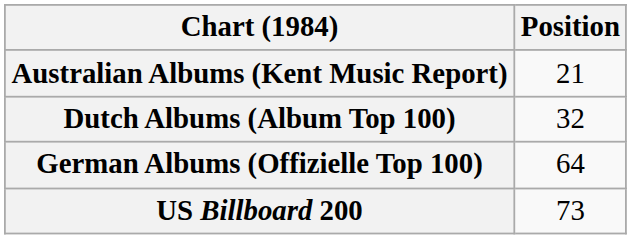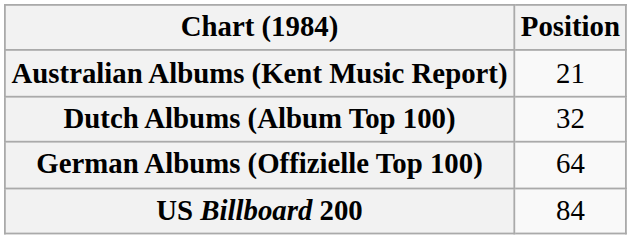(570, 210) 73 -> (570, 210) 84
